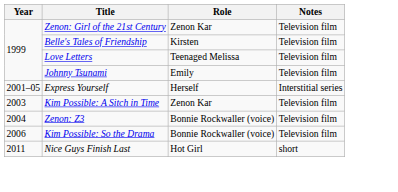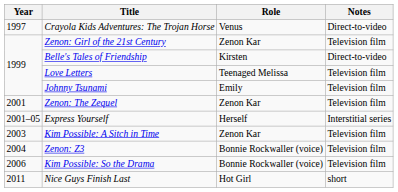+ row: (130, 27)
(308, 42) Television film -> (357, 57) Direct-to-video
+ row: (81, 103)
